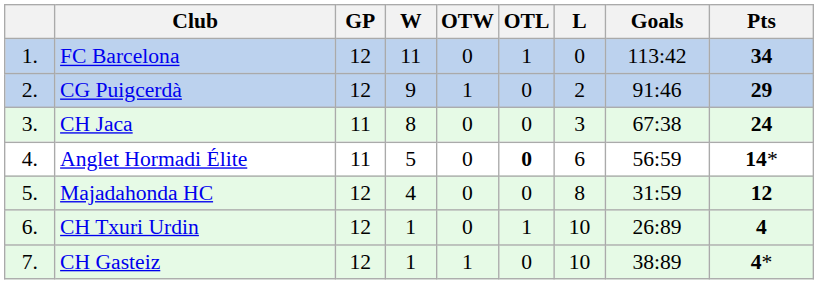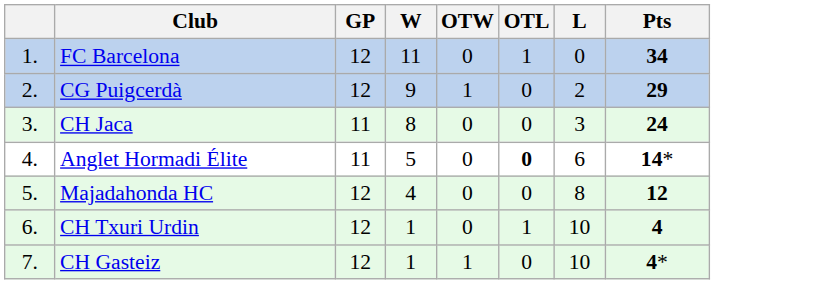- column: (657, 21)
